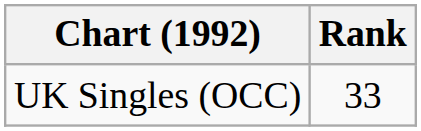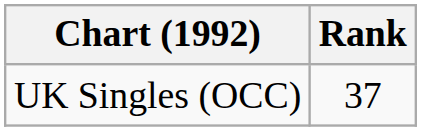(363, 94) 33 -> (363, 94) 37
